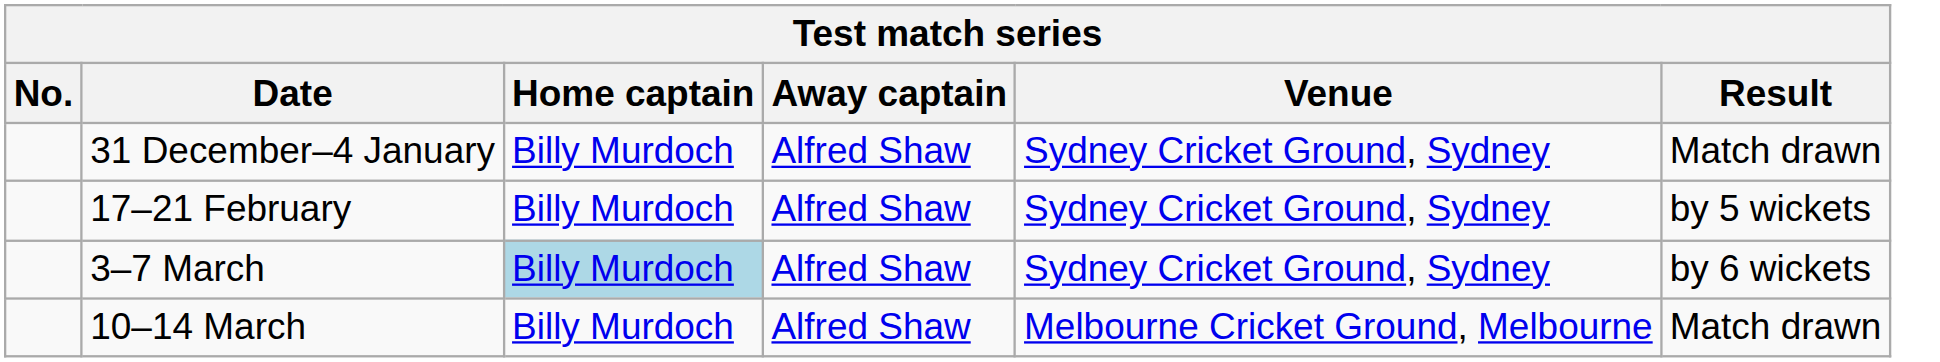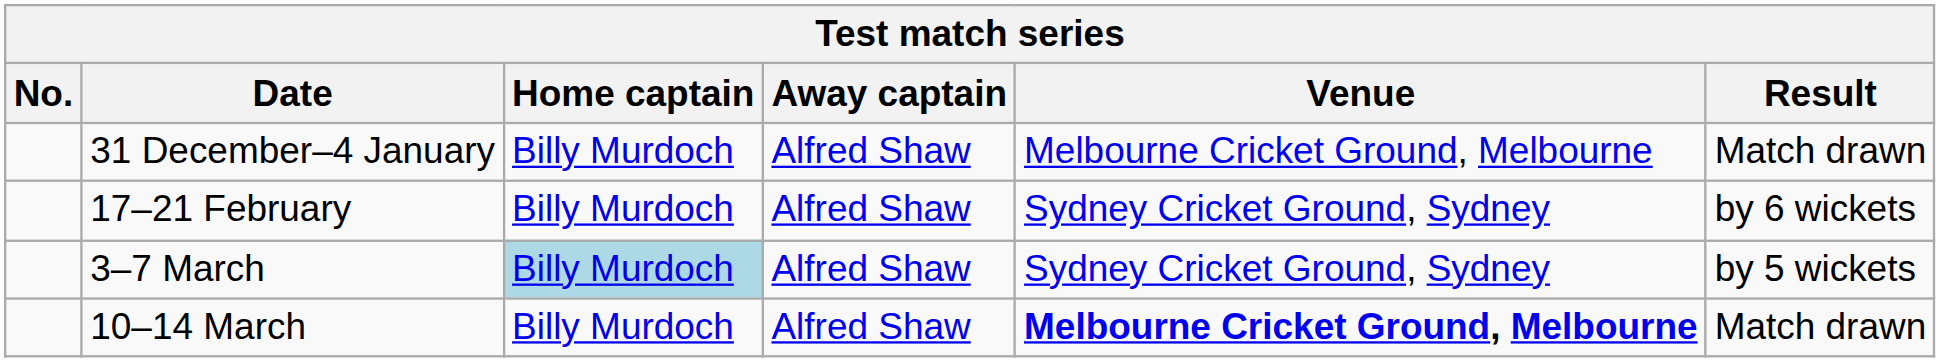(1287, 151) Sydney Cricket Ground, Sydney -> (1338, 151) Melbourne Cricket Ground, Melbourne
(1770, 209) by 5 wickets -> (1815, 209) by 6 wickets
(1770, 268) by 6 wickets -> (1815, 268) by 5 wickets
(1338, 326) normal -> (1361, 326) bold
